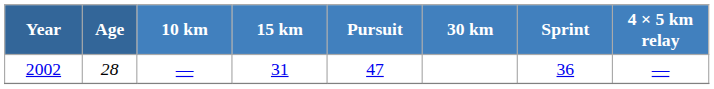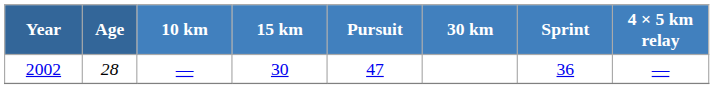(280, 69) 31 -> (280, 69) 30
